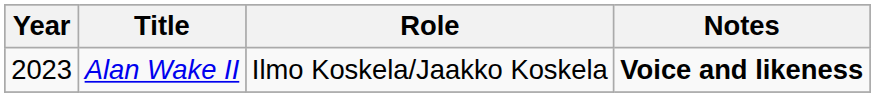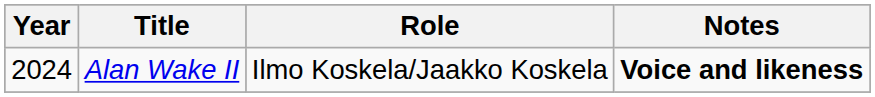(42, 69) 2023 -> (42, 69) 2024
